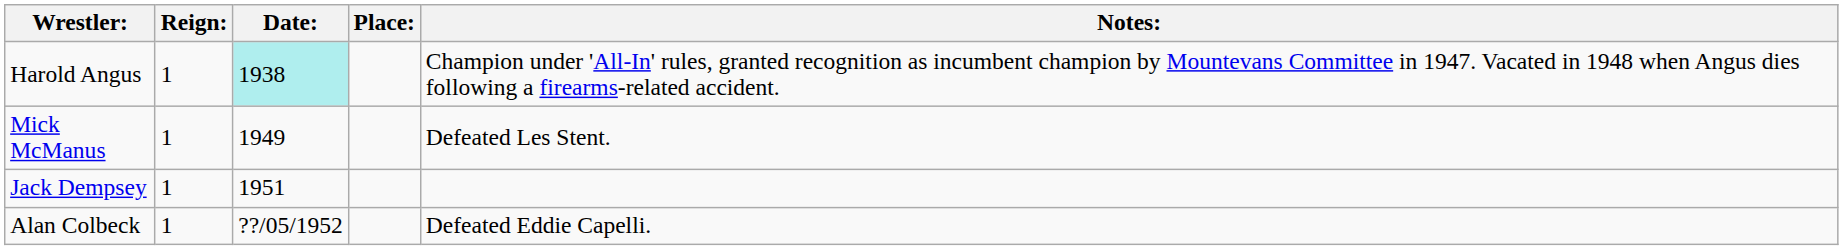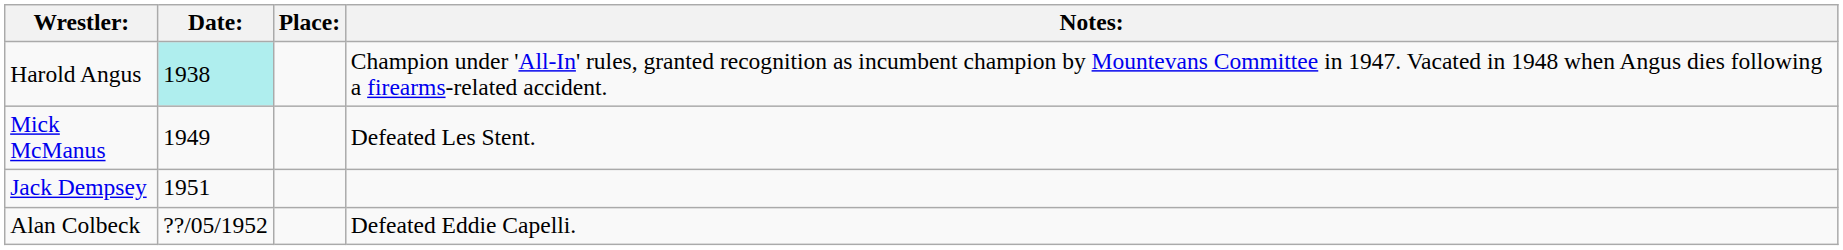- column: (194, 23)
